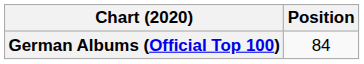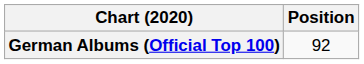(321, 44) 84 -> (321, 44) 92
